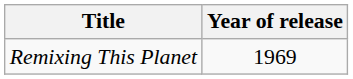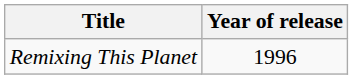(275, 56) 1969 -> (275, 56) 1996
